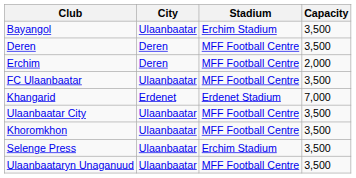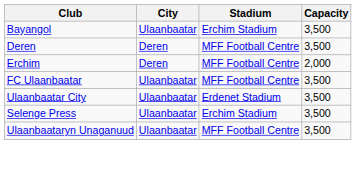- row: (31, 97)
(250, 114) MFF Football Centre -> (241, 97) Erdenet Stadium
- row: (37, 131)
